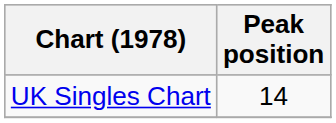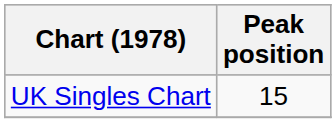(274, 95) 14 -> (274, 95) 15
